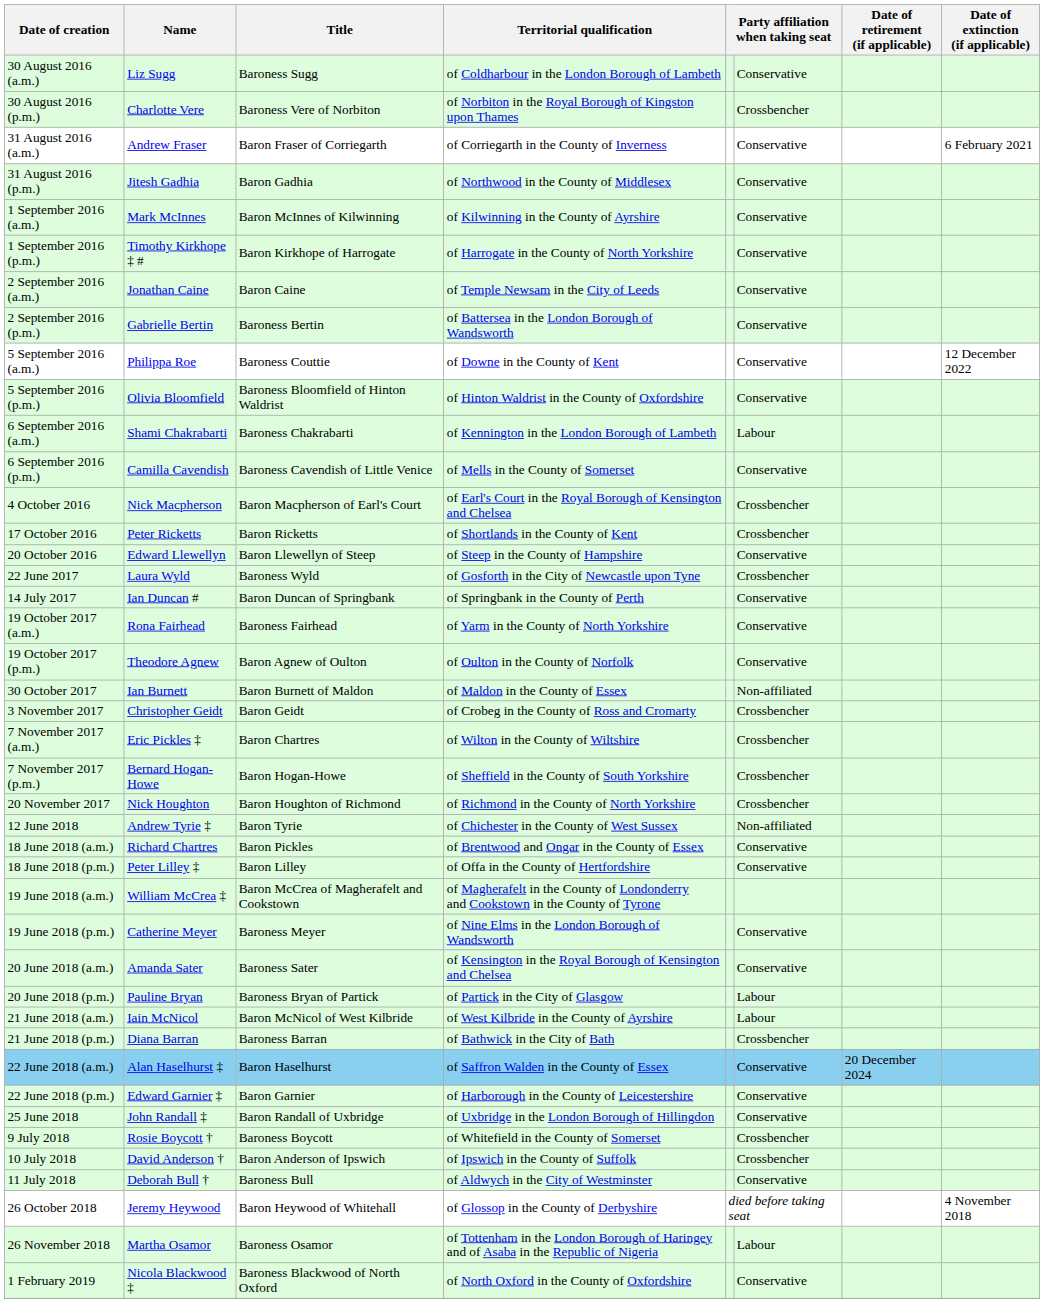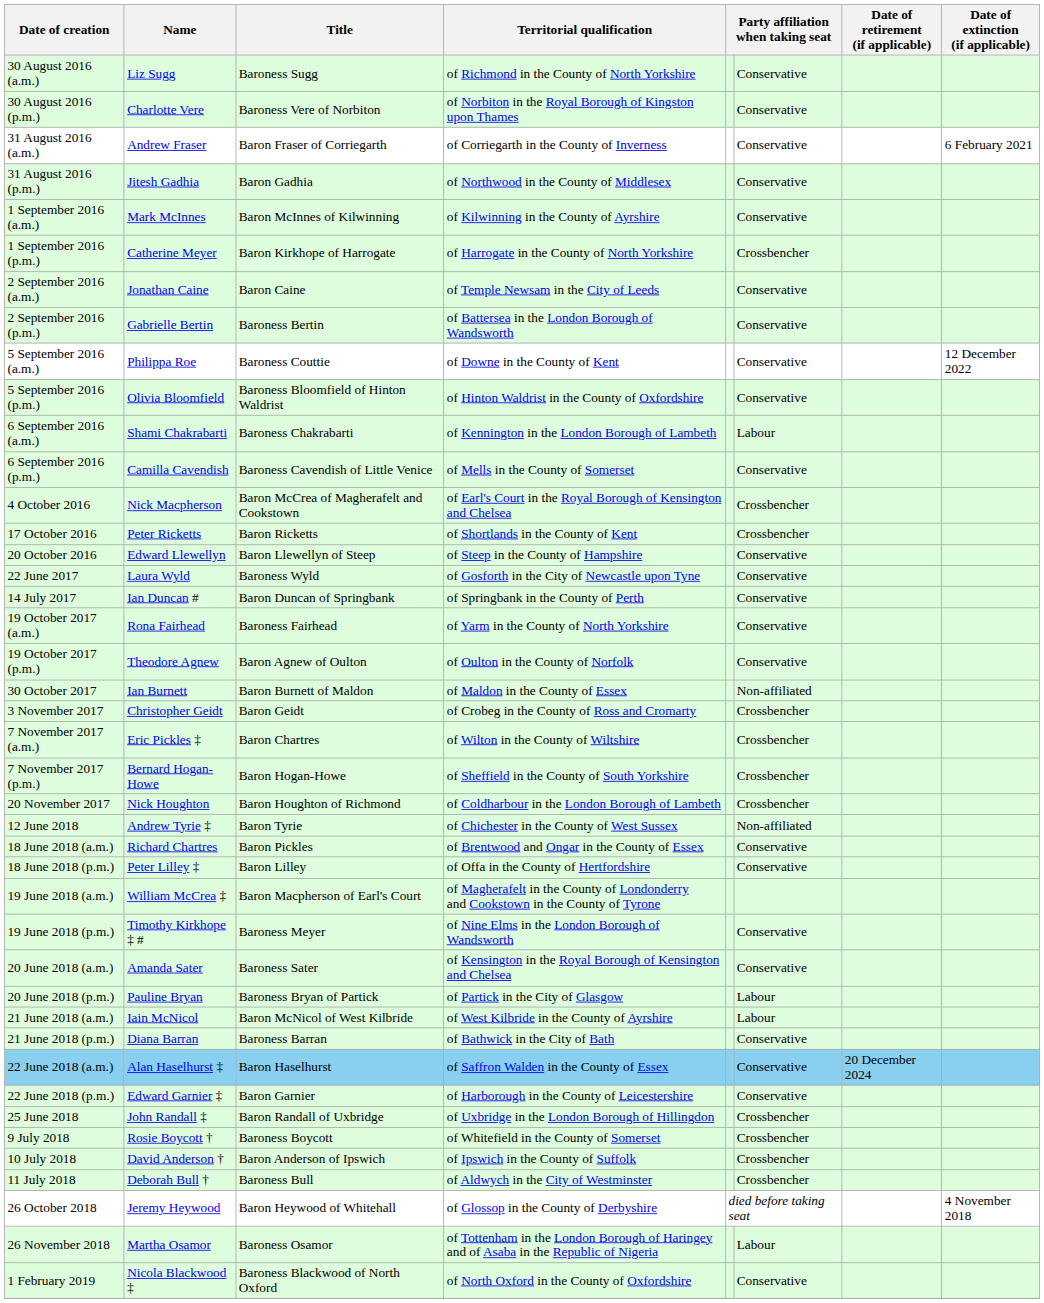(584, 73) of Coldharbour in the London Borough of Lambeth -> (571, 73) of Richmond in the County of North Yorkshire
(773, 109) Crossbencher -> (772, 109) Conservative
(177, 253) Timothy Kirkhope ‡ # -> (172, 253) Catherine Meyer
(772, 253) Conservative -> (773, 253) Crossbencher
(330, 505) Baron Macpherson of Earl's Court -> (330, 505) Baron McCrea of Magherafelt and Cookstown
(773, 576) Crossbencher -> (772, 576) Conservative
(571, 804) of Richmond in the County of North Yorkshire -> (584, 804) of Coldharbour in the London Borough of Lambeth
(330, 896) Baron McCrea of Magherafelt and Cookstown -> (330, 896) Baron Macpherson of Earl's Court
(172, 932) Catherine Meyer -> (177, 932) Timothy Kirkhope ‡ #
(773, 1038) Crossbencher -> (772, 1038) Conservative
(772, 1116) Conservative -> (773, 1116) Crossbencher
(772, 1180) Conservative -> (773, 1180) Crossbencher
